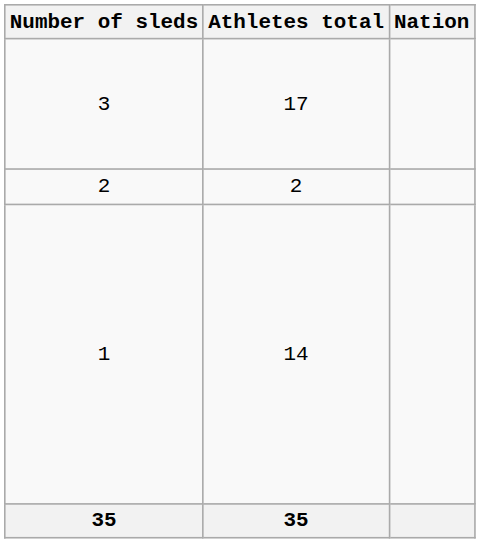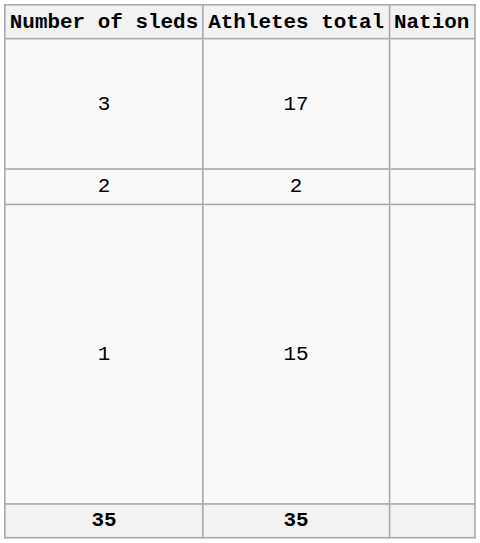(296, 354) 14 -> (296, 354) 15
